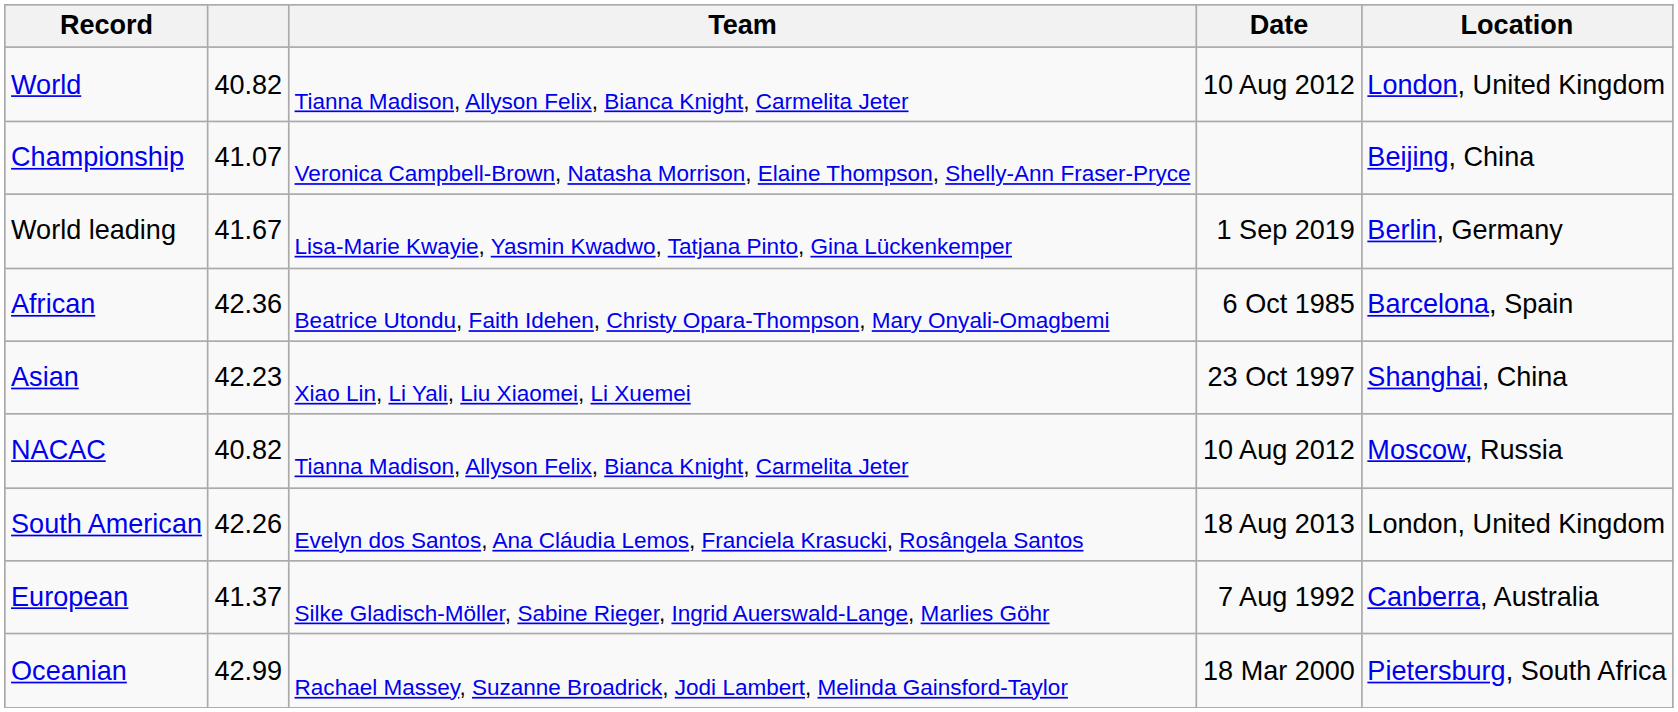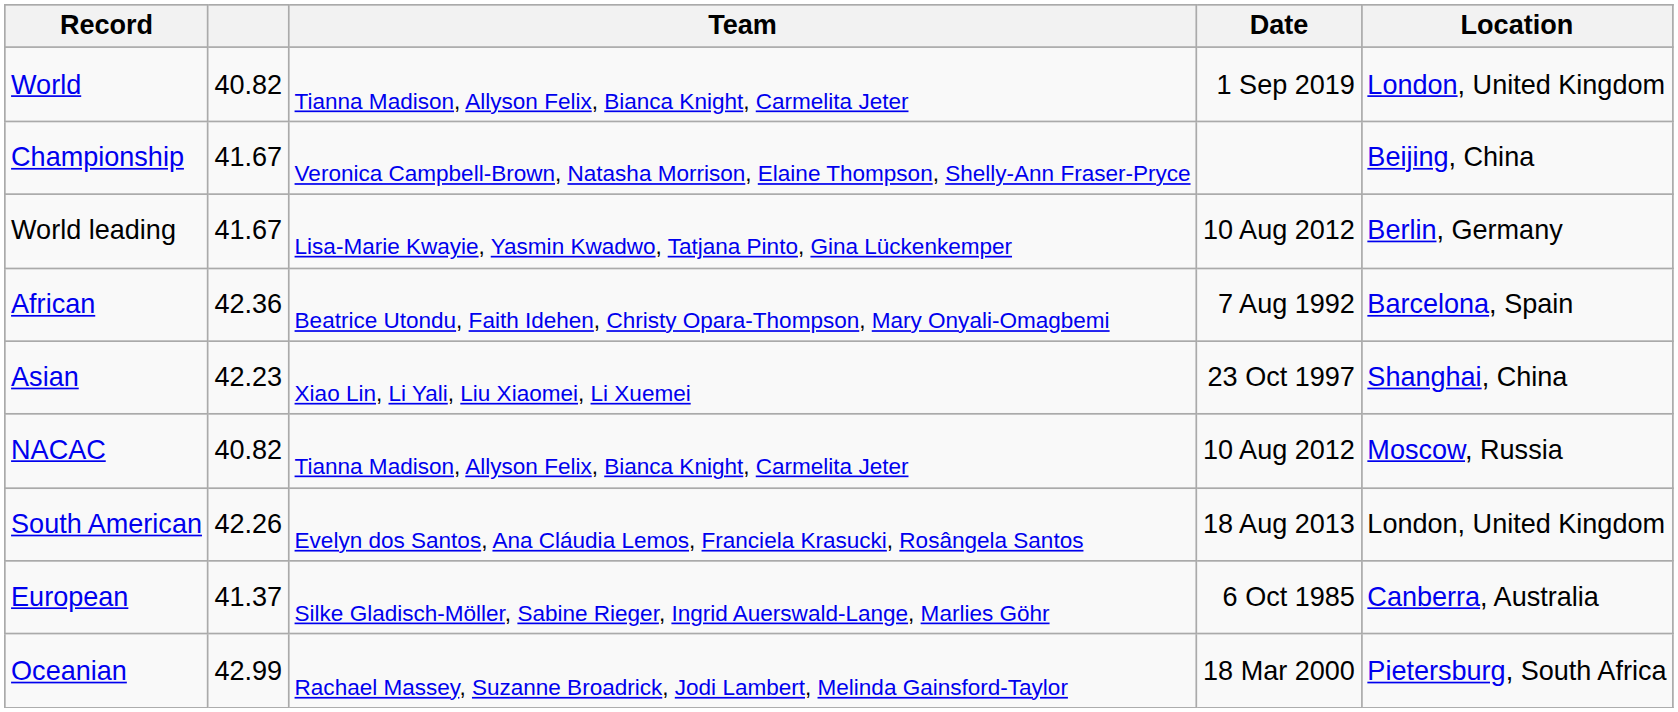(1279, 84) 10 Aug 2012 -> (1286, 84) 1 Sep 2019
(248, 157) 41.07 -> (248, 157) 41.67
(1286, 230) 1 Sep 2019 -> (1279, 230) 10 Aug 2012
(1289, 303) 6 Oct 1985 -> (1286, 303) 7 Aug 1992
(1286, 597) 7 Aug 1992 -> (1289, 597) 6 Oct 1985
